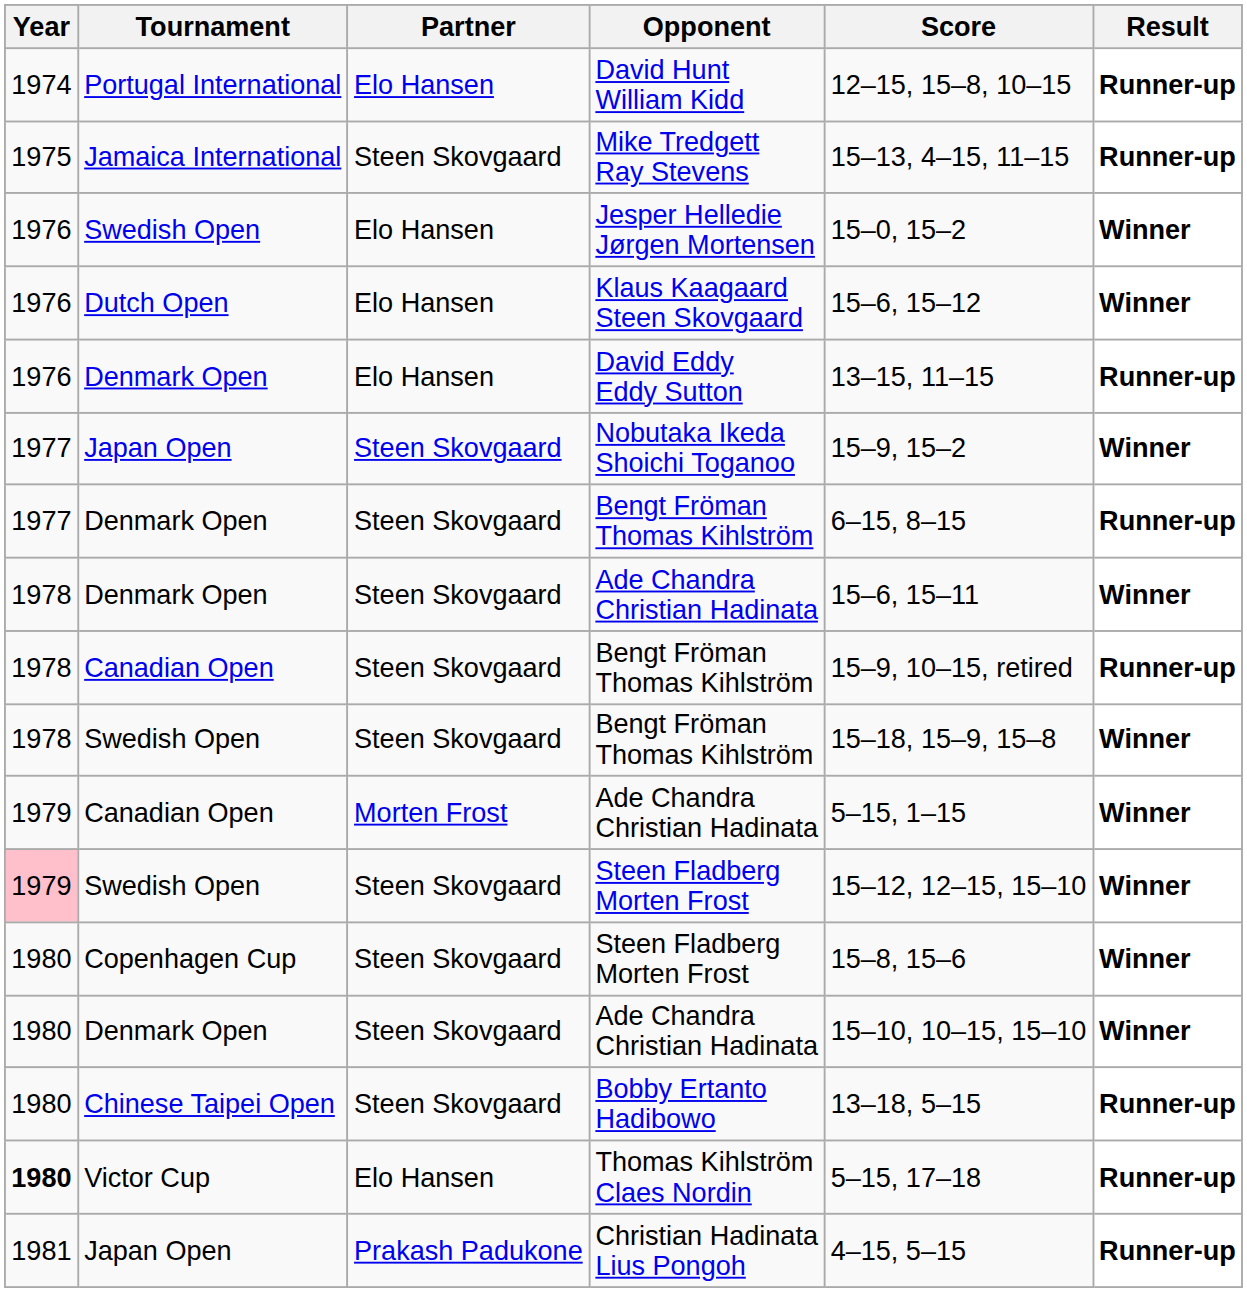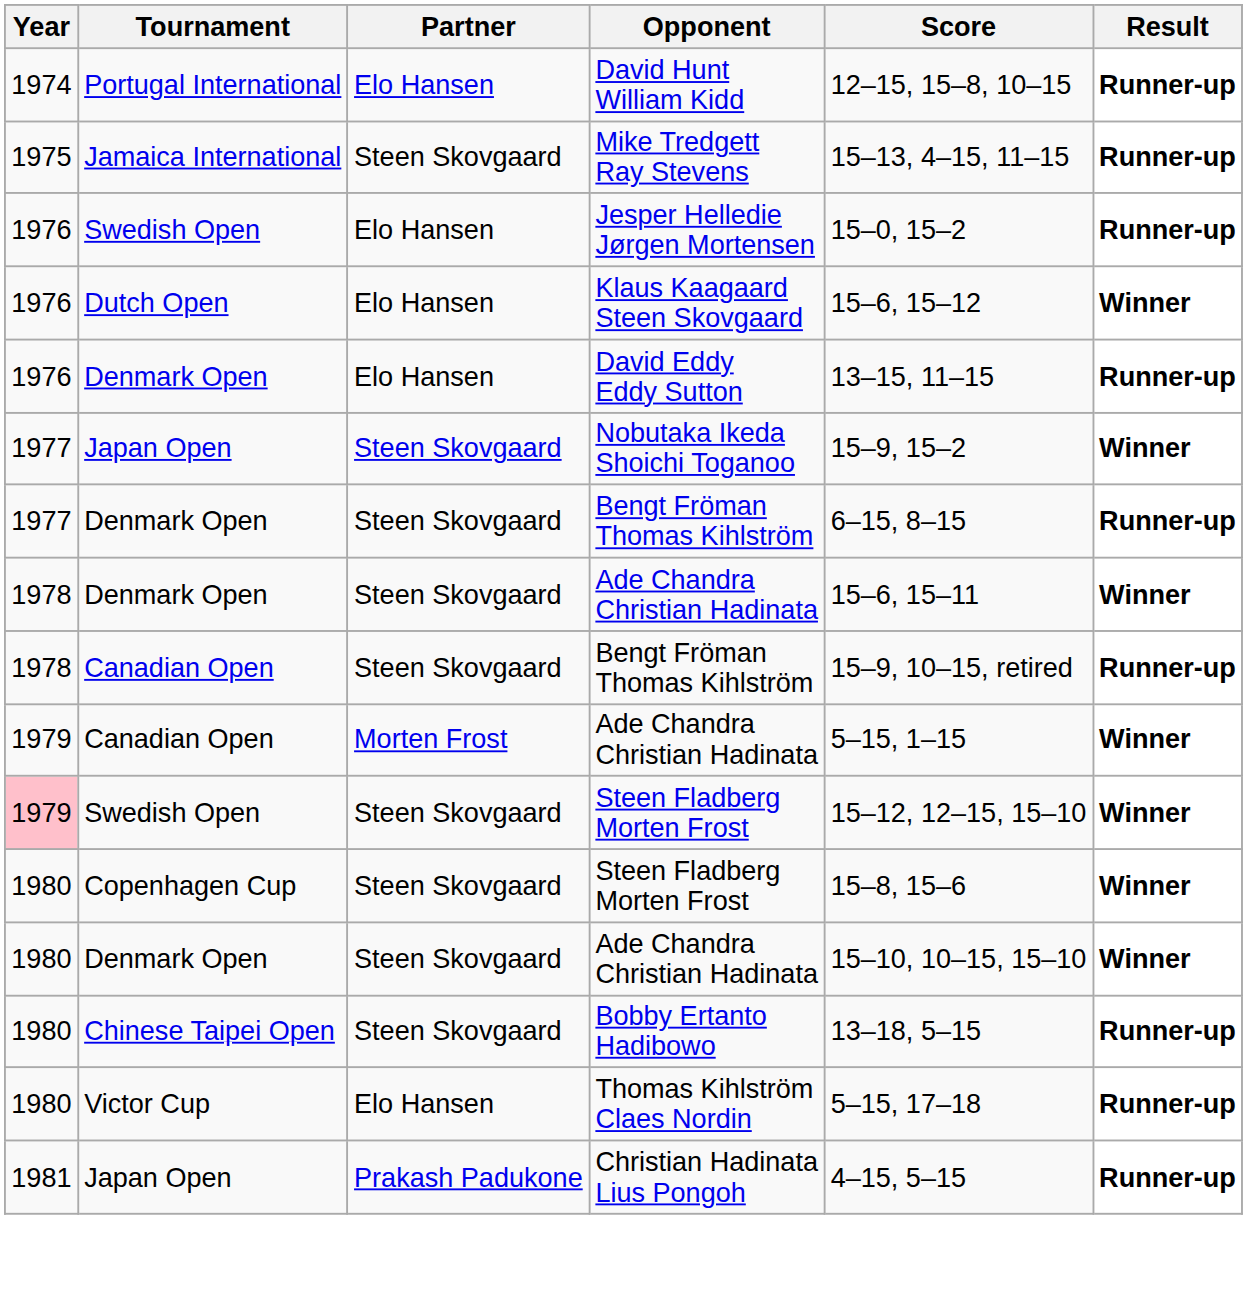(1145, 230) Winner -> (1167, 230) Runner-up
- row: (172, 740)
(41, 1177) bold -> (41, 1104) normal
